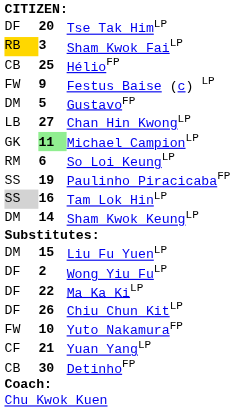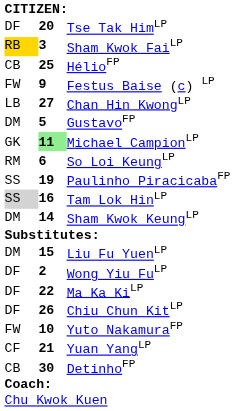rows swapped: (129, 123) <-> (101, 104)
